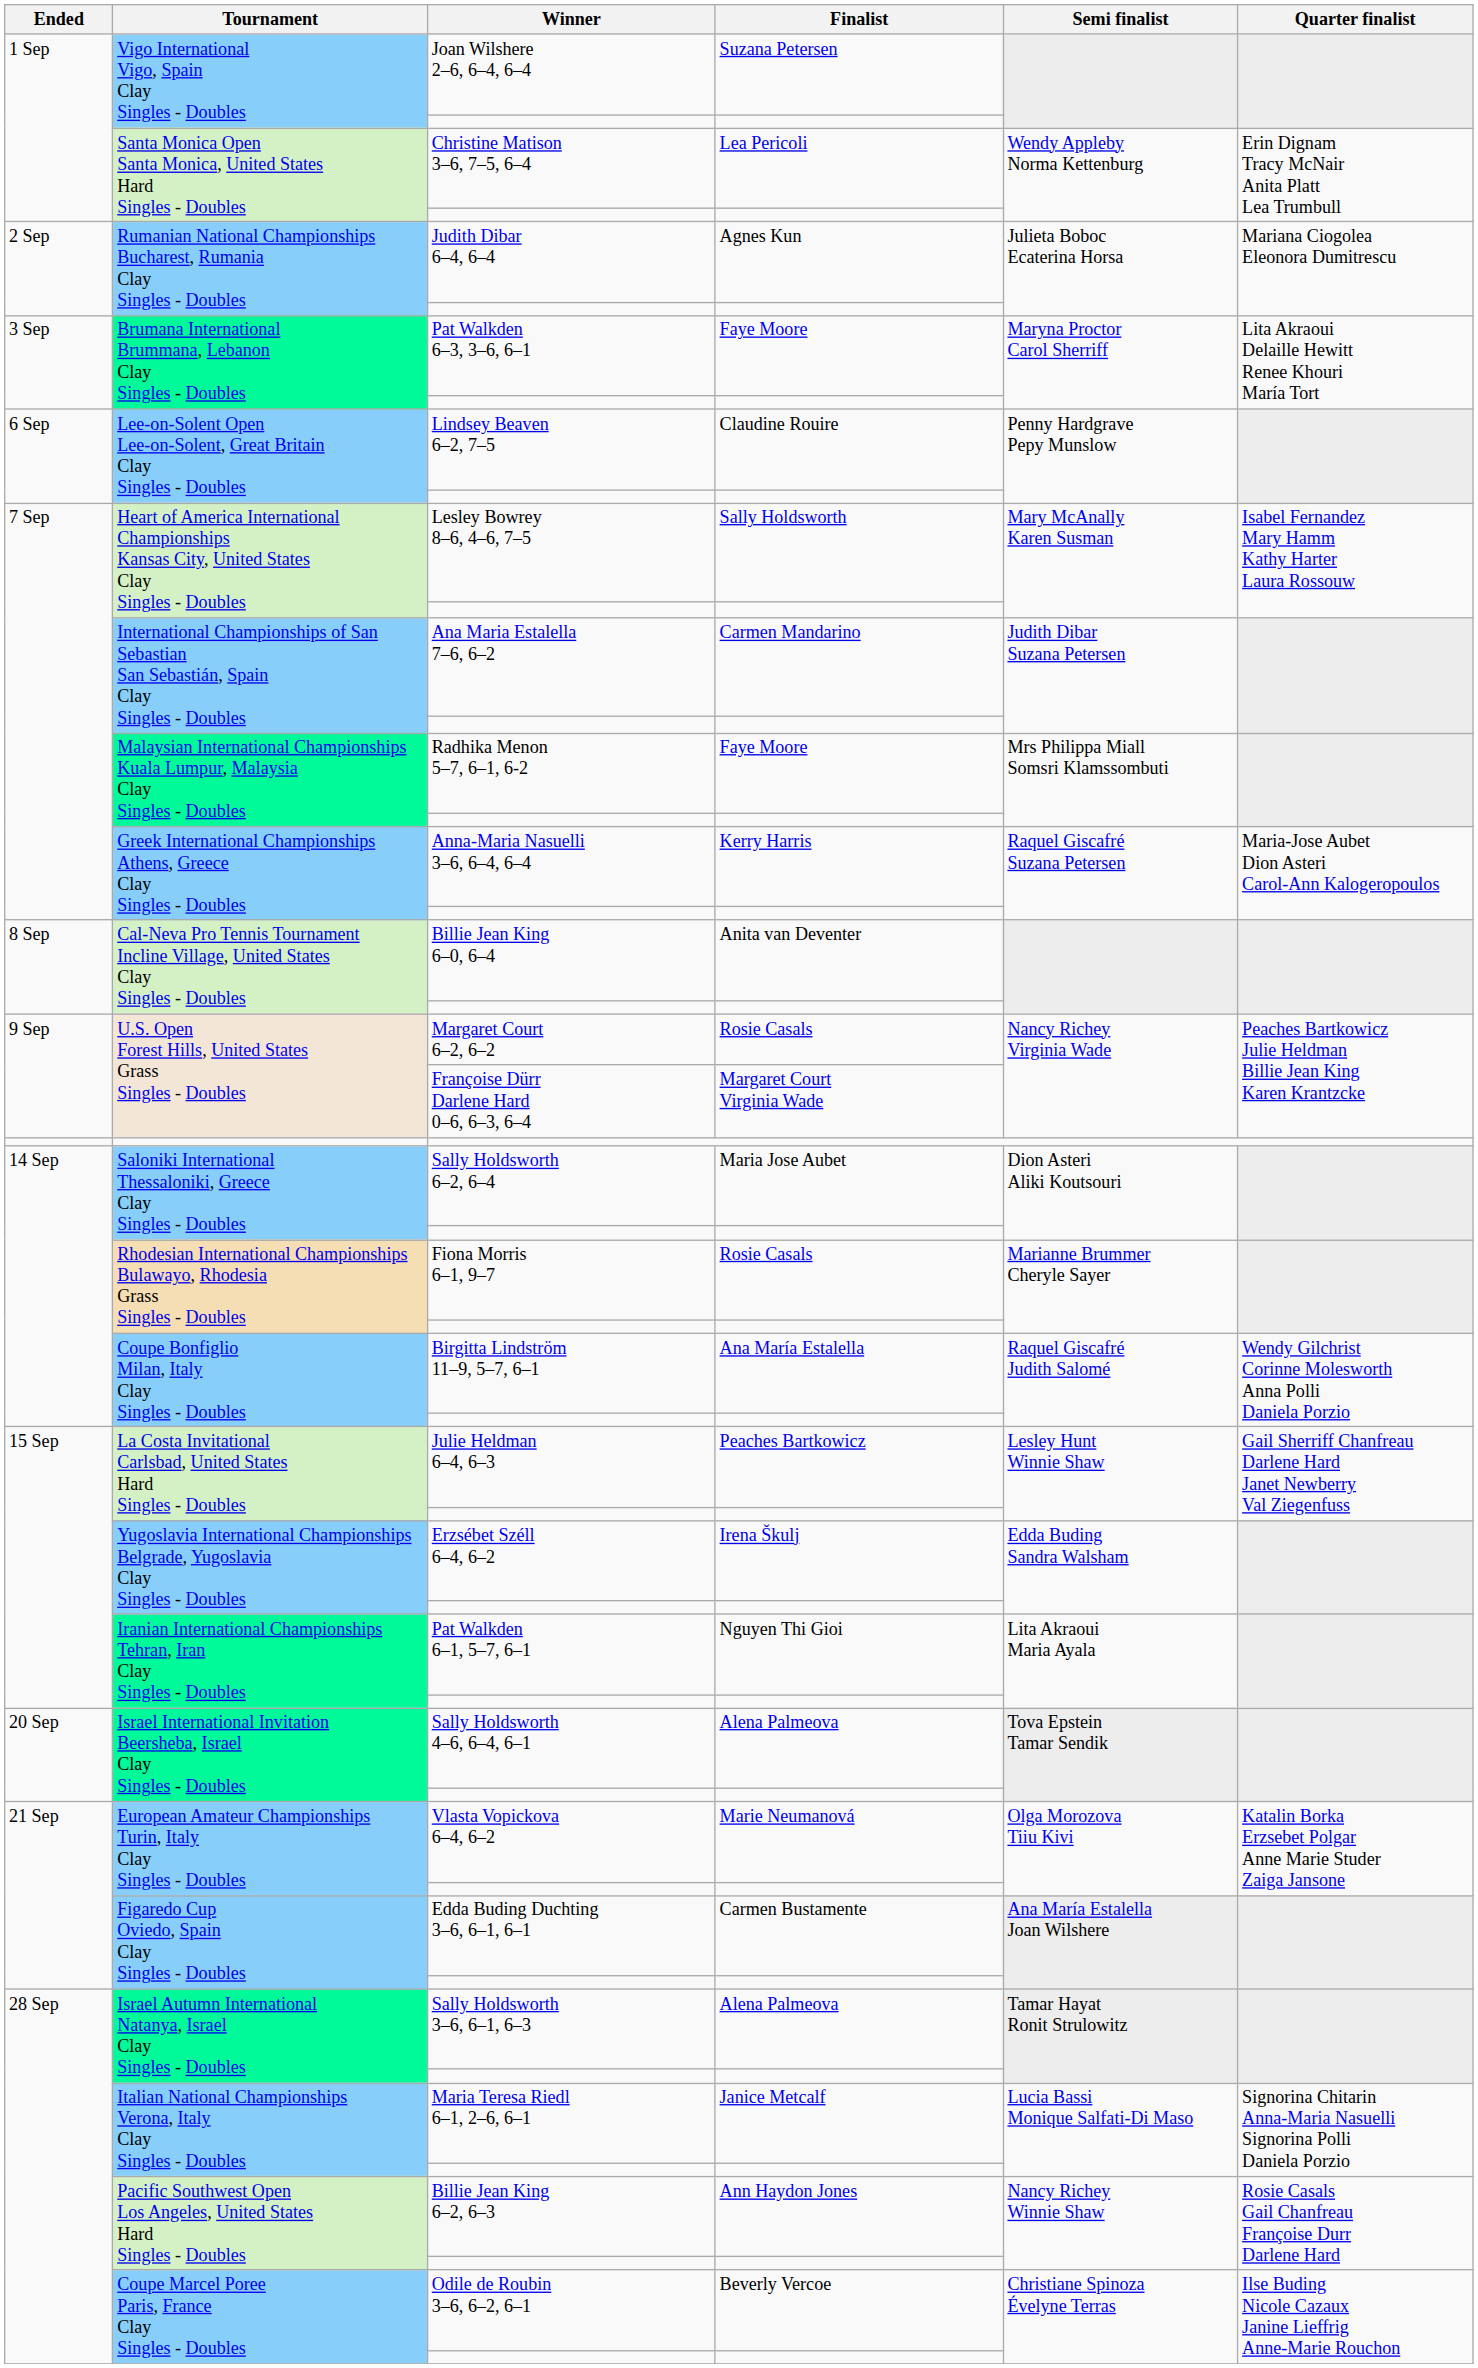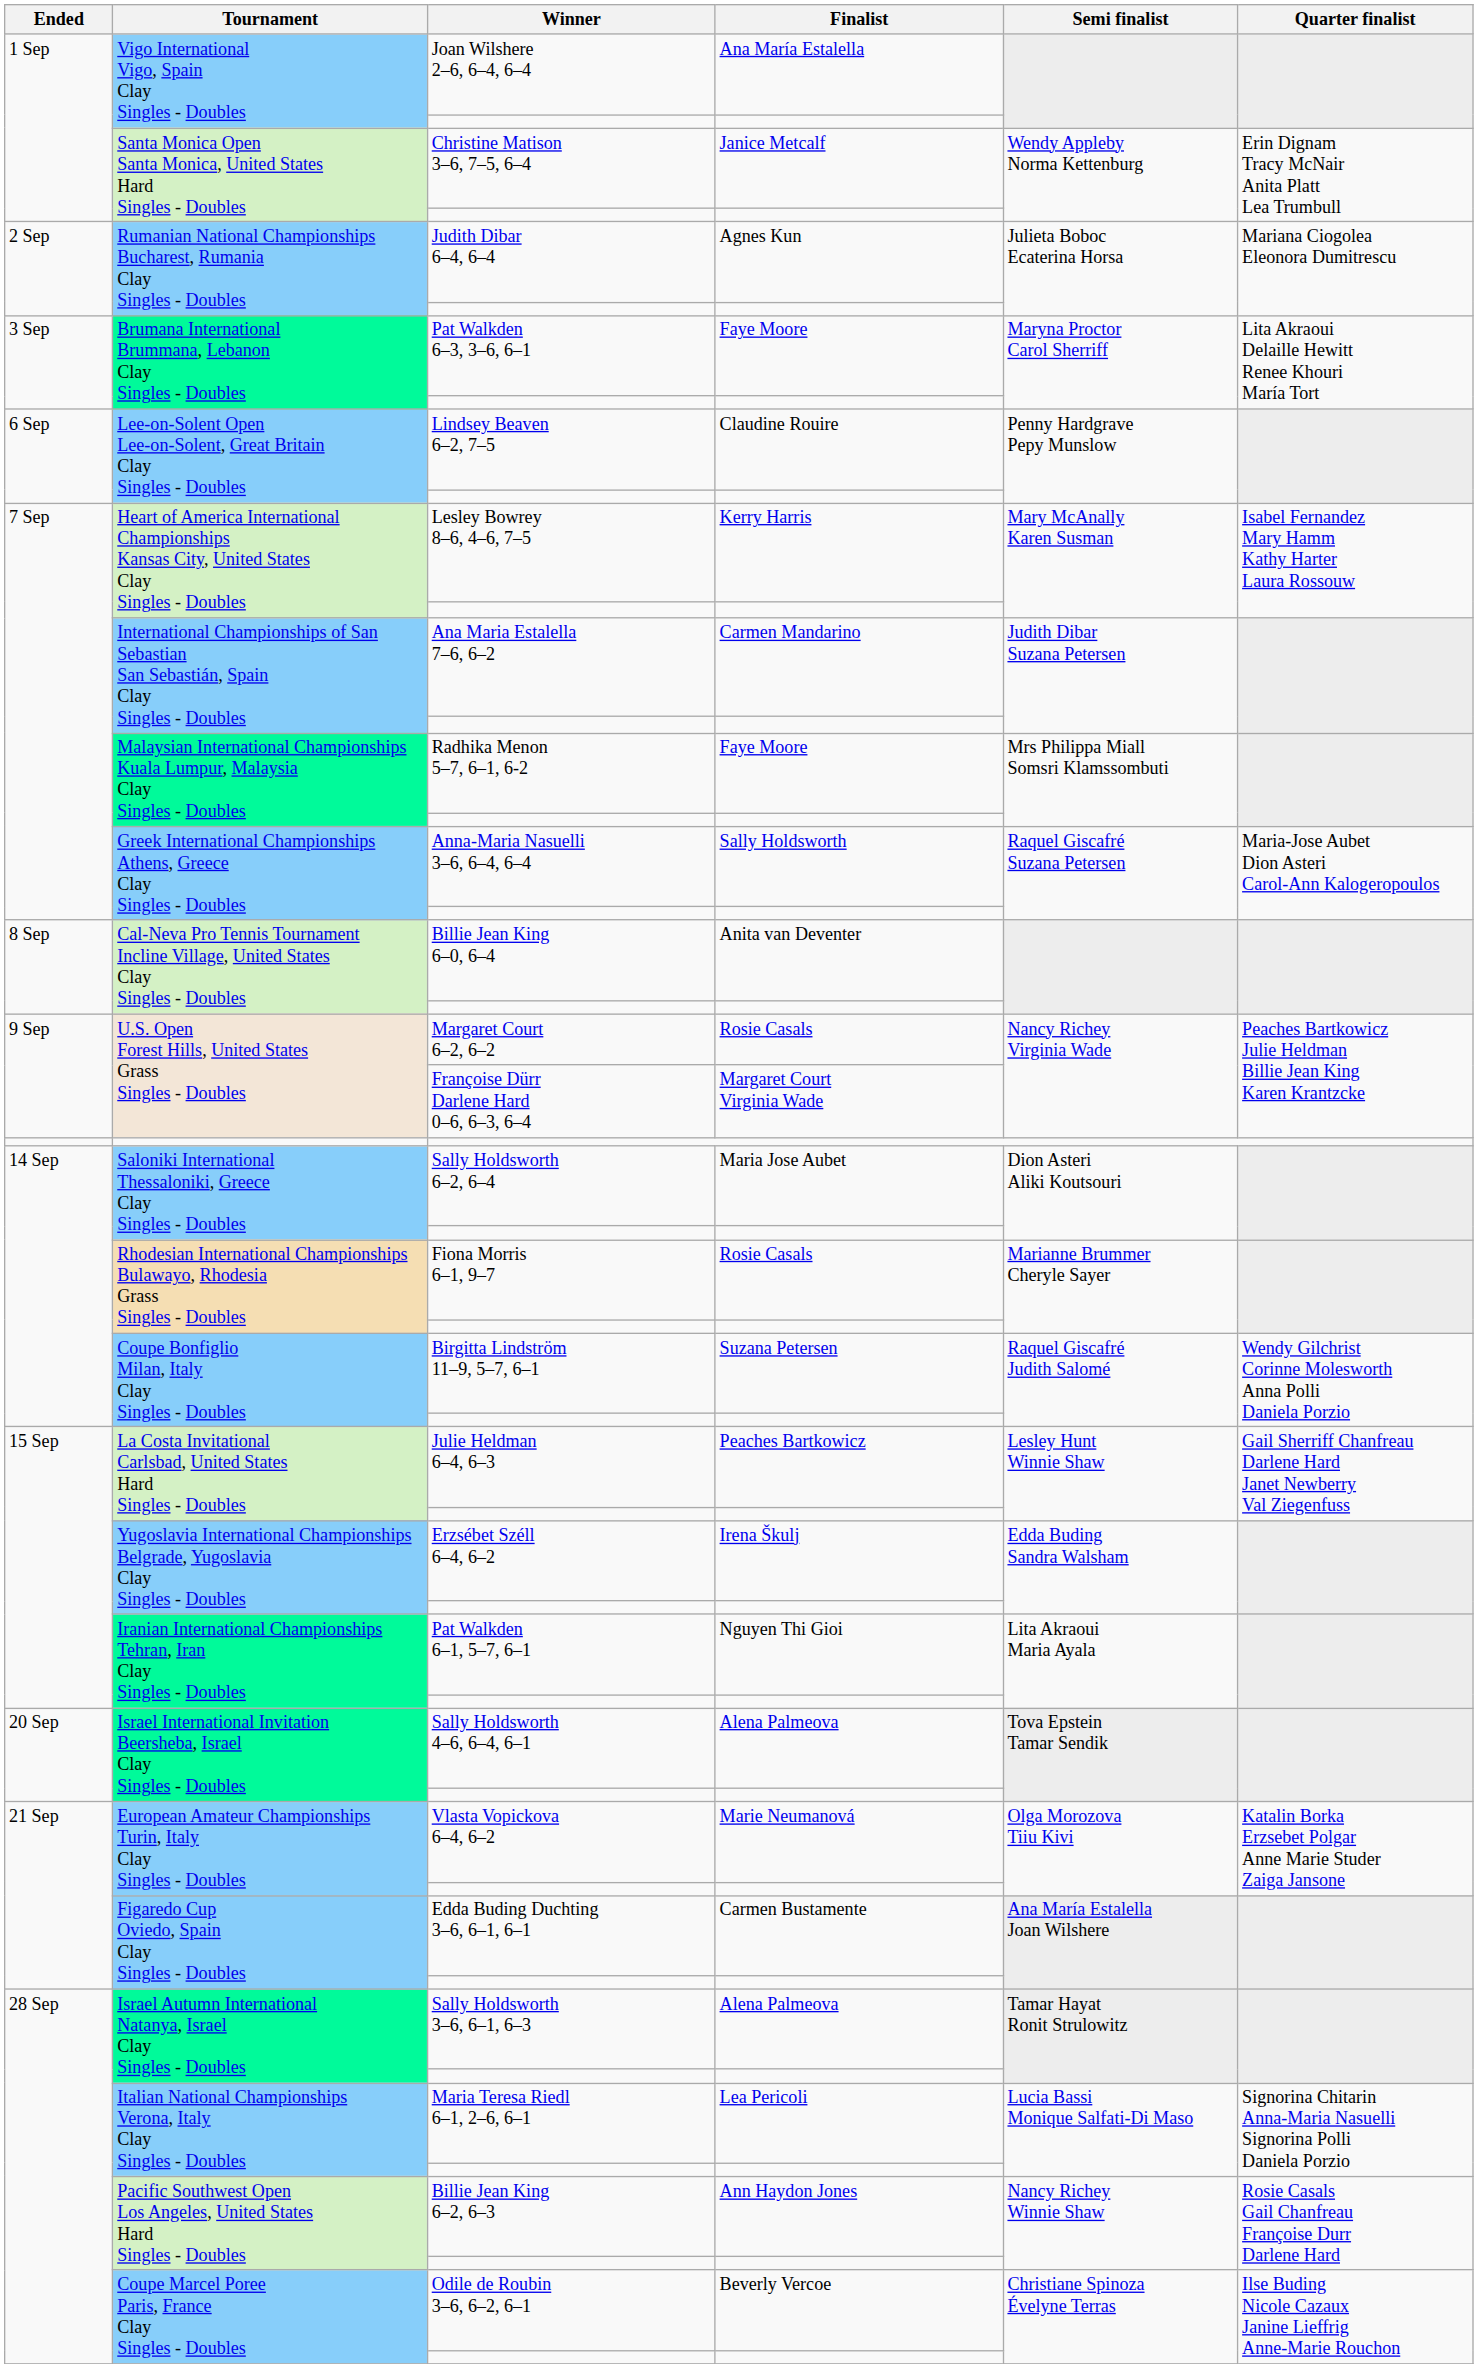(779, 48) Suzana Petersen -> (792, 48) Ana María Estalella
(764, 142) Lea Pericoli -> (773, 142) Janice Metcalf
(783, 517) Sally Holdsworth -> (766, 517) Kerry Harris
(766, 840) Kerry Harris -> (783, 840) Sally Holdsworth
(792, 1347) Ana María Estalella -> (779, 1347) Suzana Petersen
(773, 2097) Janice Metcalf -> (764, 2097) Lea Pericoli
